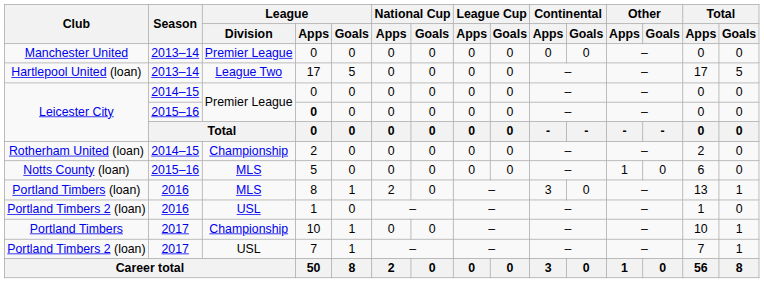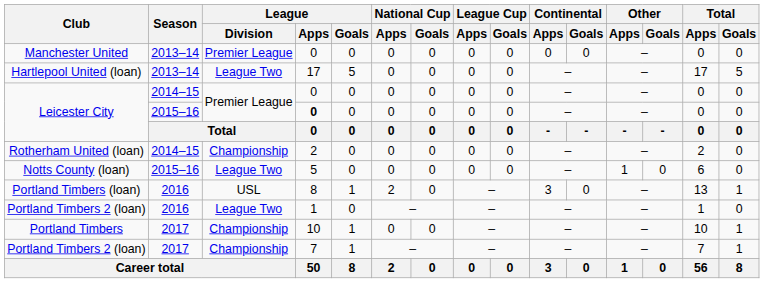(249, 170) MLS -> (249, 170) League Two
(249, 190) MLS -> (249, 190) USL
(249, 209) USL -> (249, 209) League Two
(249, 248) USL -> (249, 248) Championship
